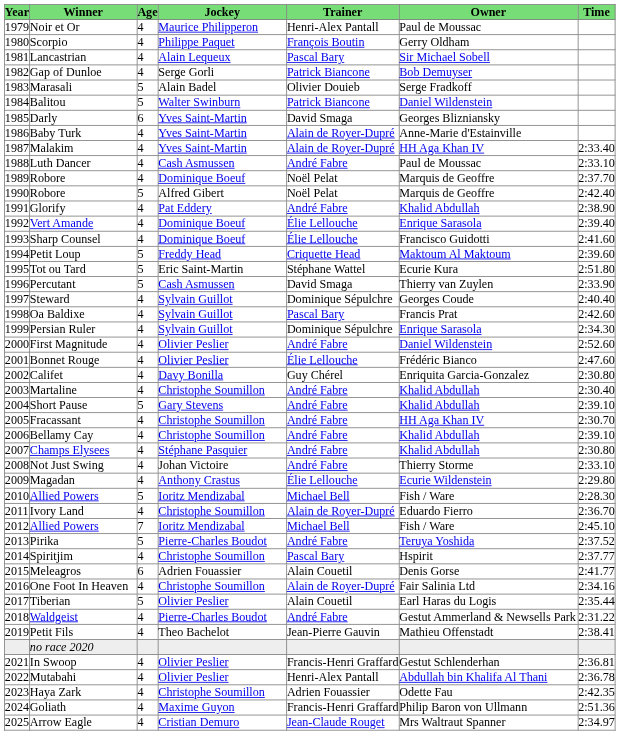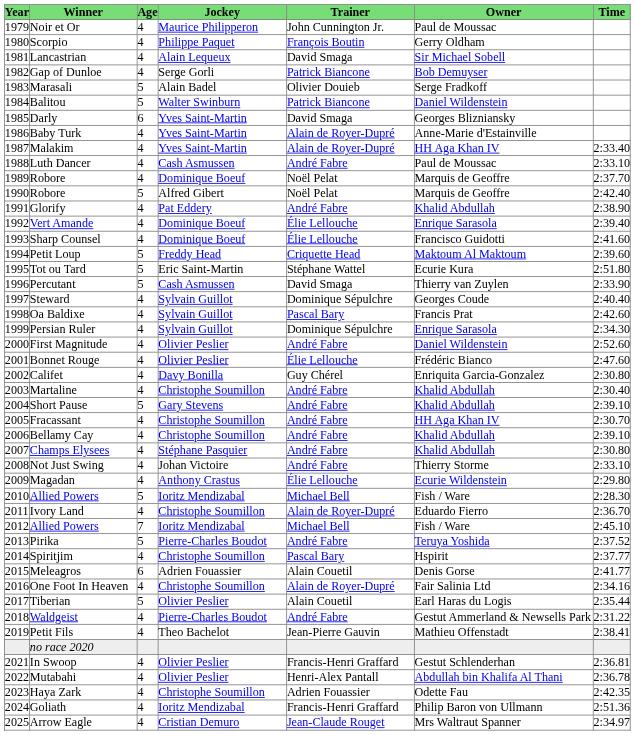(333, 27) Henri-Alex Pantall -> (335, 27) John Cunnington Jr.
(316, 57) Pascal Bary -> (320, 57) David Smaga
(196, 707) Maxime Guyon -> (201, 707) Ioritz Mendizabal
